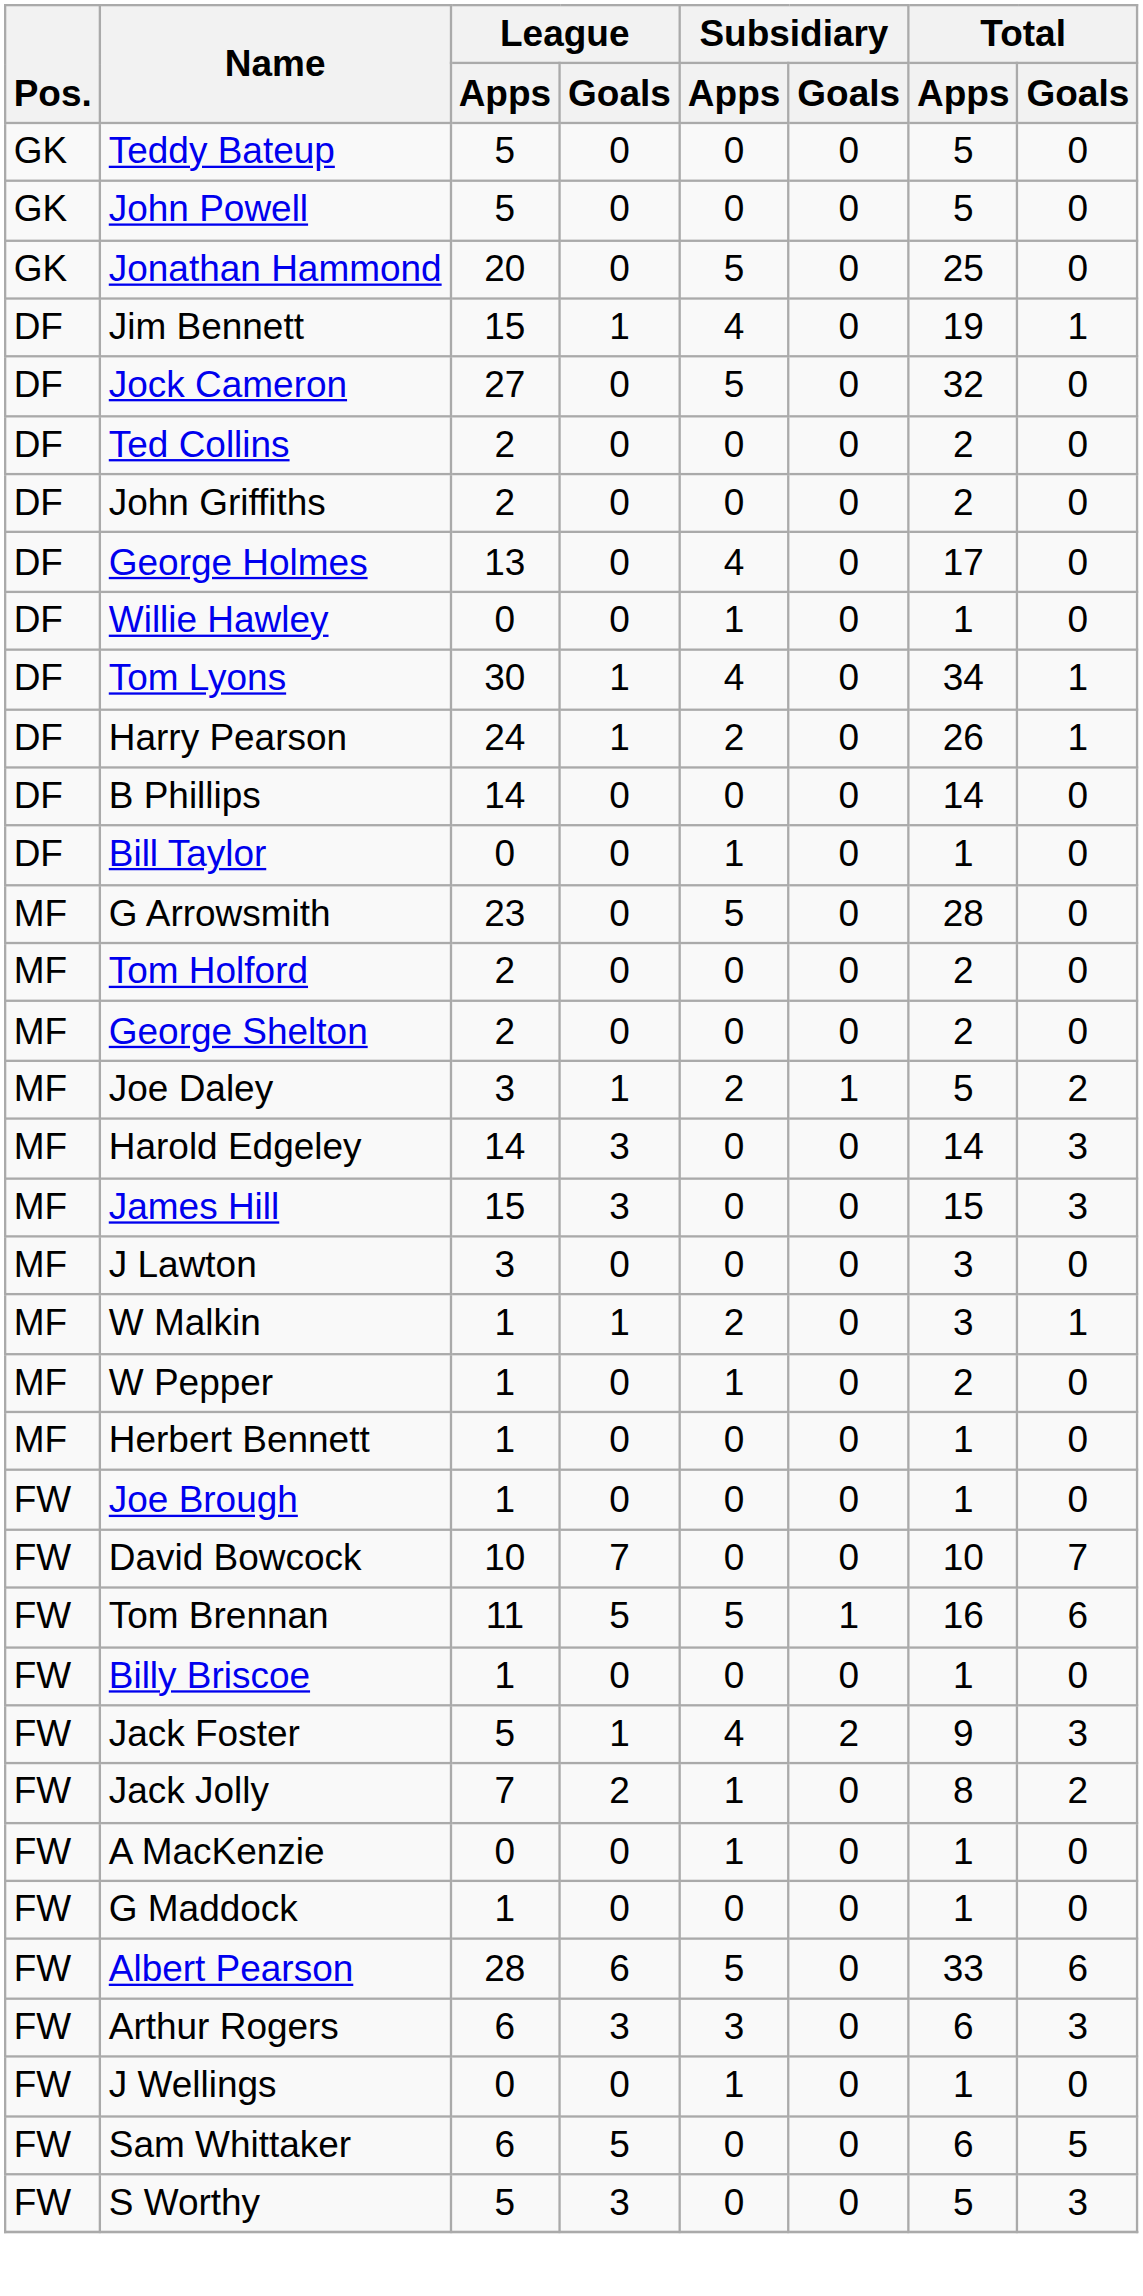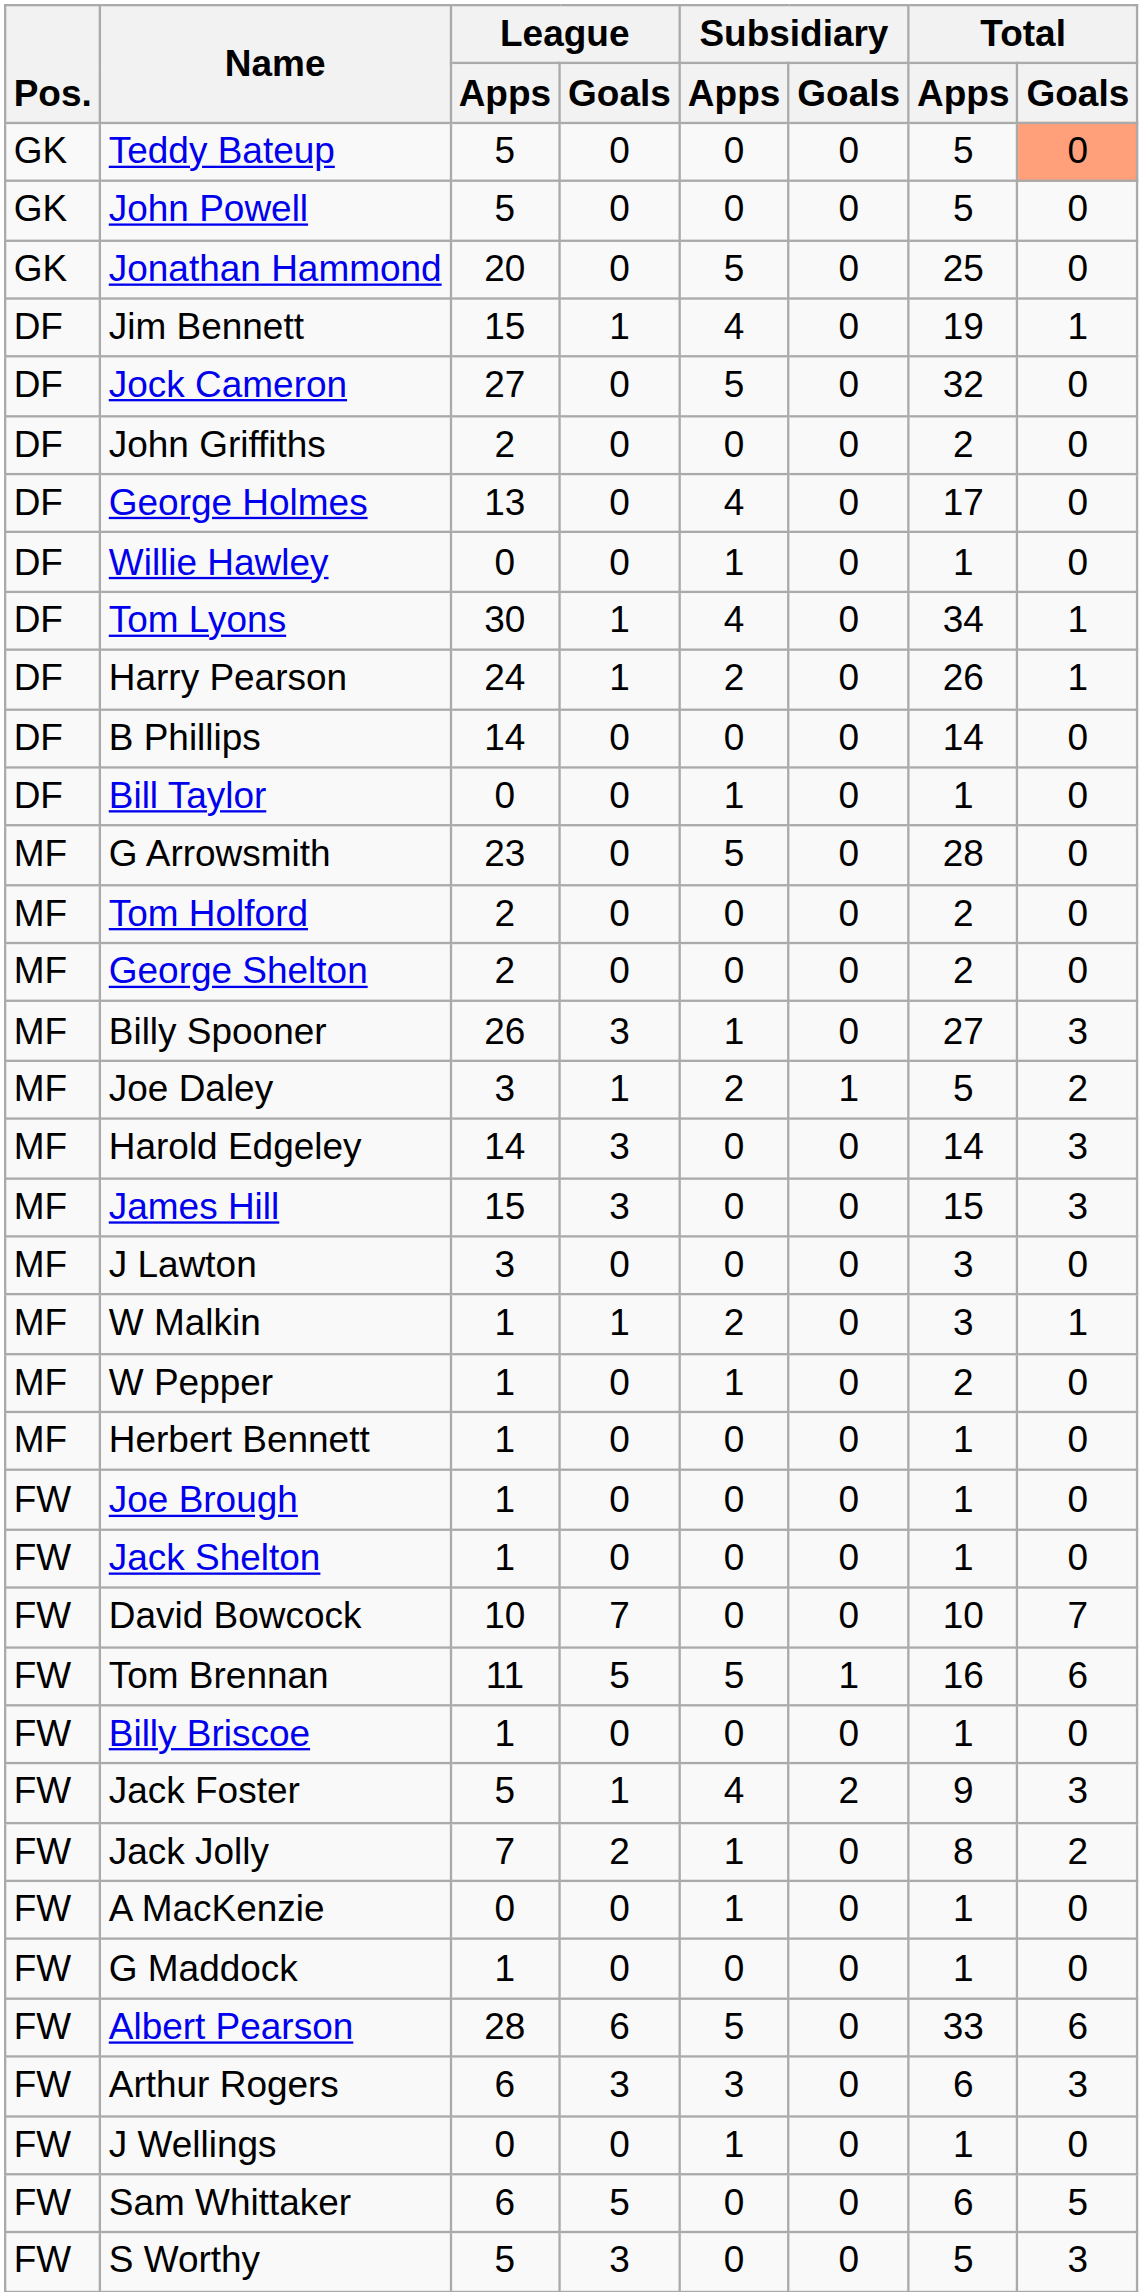(1078, 151) no background -> (1078, 151) lightsalmon background
- row: (199, 444)
+ row: (218, 1030)
+ row: (215, 1557)
